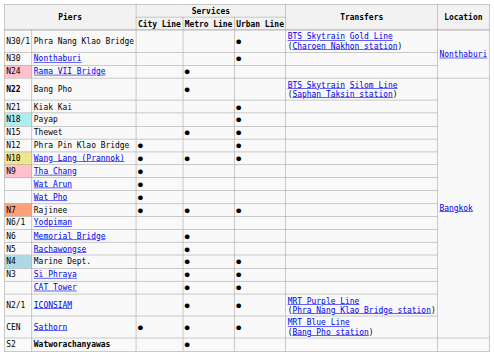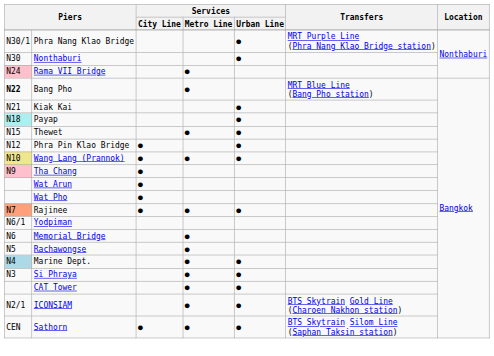(345, 41) BTS Skytrain Gold Line (Charoen Nakhon station) -> (362, 41) MRT Purple Line (Phra Nang Klao Bridge station)
(343, 89) BTS Skytrain Silom Line (Saphan Taksin station) -> (331, 89) MRT Blue Line (Bang Pho station)
(362, 305) MRT Purple Line (Phra Nang Klao Bridge station) -> (345, 305) BTS Skytrain Gold Line (Charoen Nakhon station)
(331, 327) MRT Blue Line (Bang Pho station) -> (343, 327) BTS Skytrain Silom Line (Saphan Taksin station)
- row: (72, 345)
